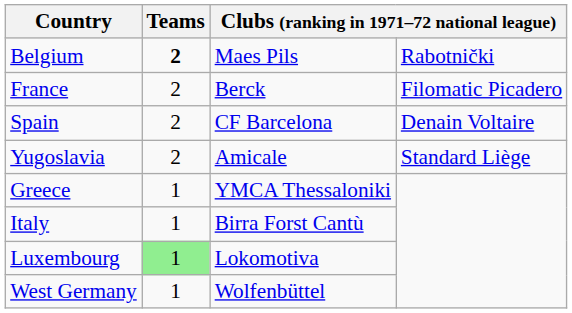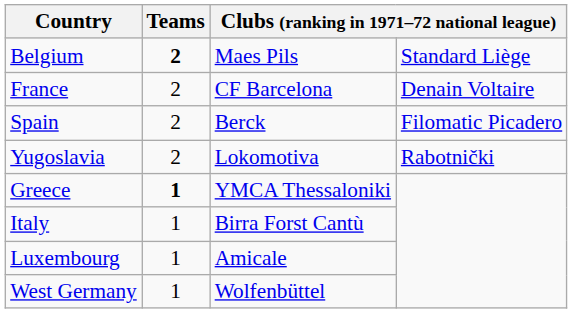(448, 55) Rabotnički -> (466, 55) Standard Liège
(240, 88) Berck -> (273, 88) CF Barcelona
(482, 88) Filomatic Picadero -> (468, 88) Denain Voltaire
(273, 122) CF Barcelona -> (240, 122) Berck
(468, 122) Denain Voltaire -> (482, 122) Filomatic Picadero
(251, 156) Amicale -> (267, 156) Lokomotiva
(466, 156) Standard Liège -> (448, 156) Rabotnički
(176, 190) normal -> (176, 190) bold
(176, 257) lightgreen background -> (176, 257) no background
(267, 257) Lokomotiva -> (251, 257) Amicale
